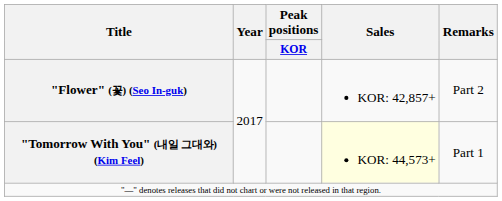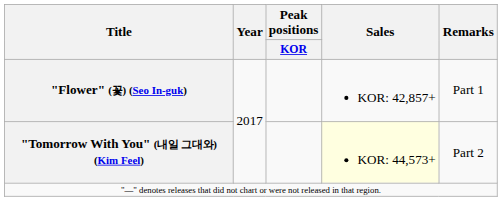(468, 90) Part 2 -> (468, 90) Part 1
(468, 152) Part 1 -> (468, 152) Part 2
